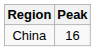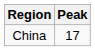(72, 35) 16 -> (72, 35) 17
